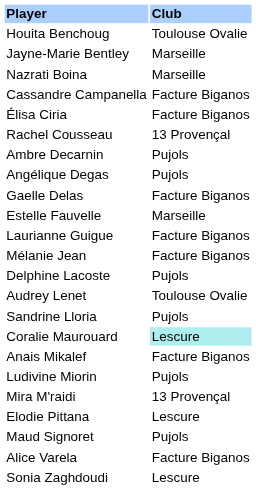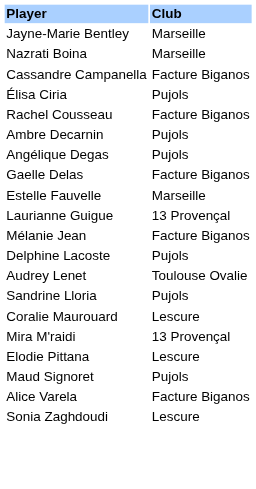- row: (58, 34)
(201, 114) Facture Biganos -> (170, 94) Pujols
(191, 134) 13 Provençal -> (201, 114) Facture Biganos
(201, 235) Facture Biganos -> (191, 215) 13 Provençal
(176, 336) paleturquoise background -> (176, 316) no background
- row: (46, 356)
- row: (52, 376)
